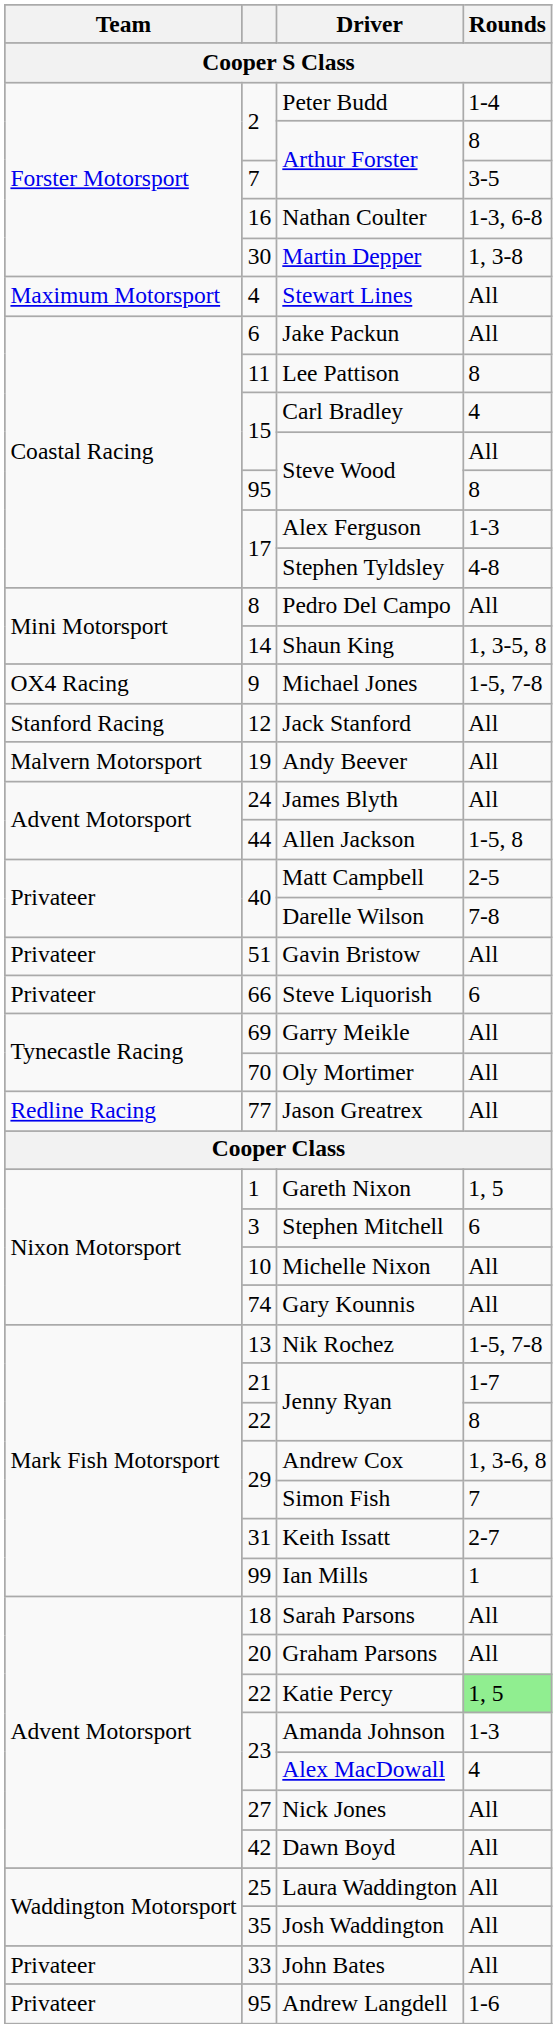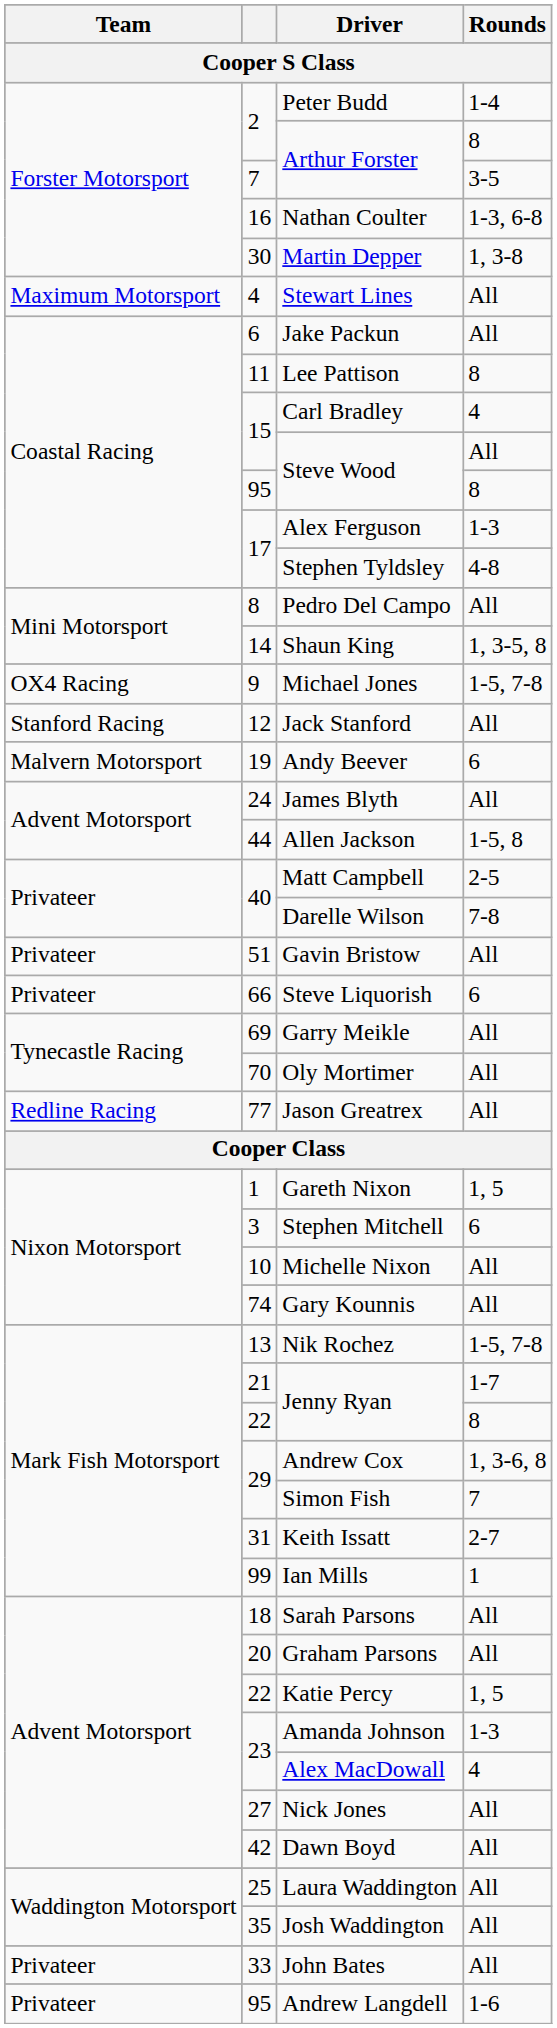(483, 761) All -> (474, 761) 6
(486, 1692) lightgreen background -> (486, 1692) no background
